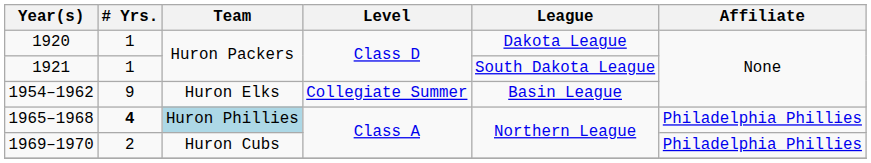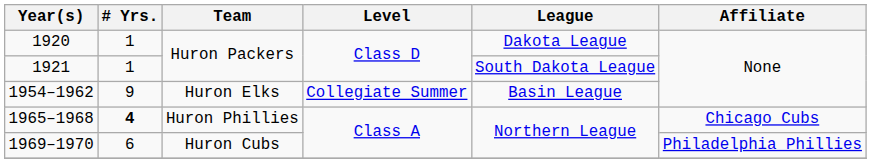(232, 120) lightblue background -> (232, 120) no background
(762, 120) Philadelphia Phillies -> (762, 120) Chicago Cubs
(130, 145) 2 -> (130, 145) 6
